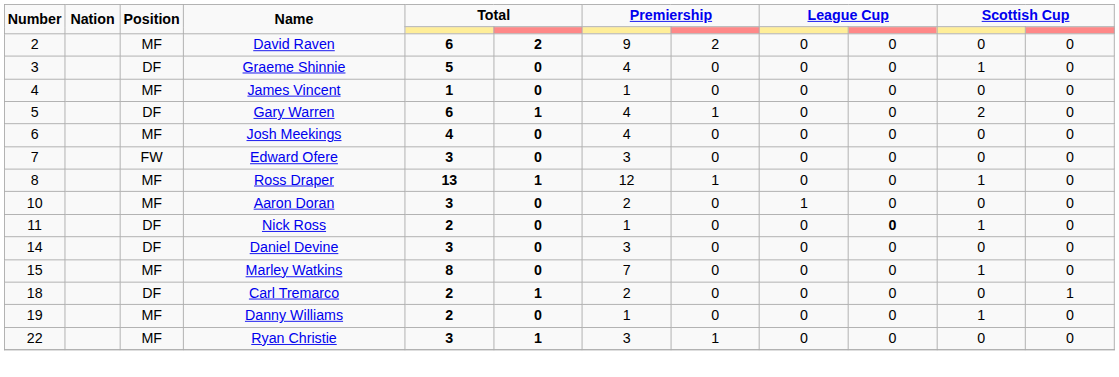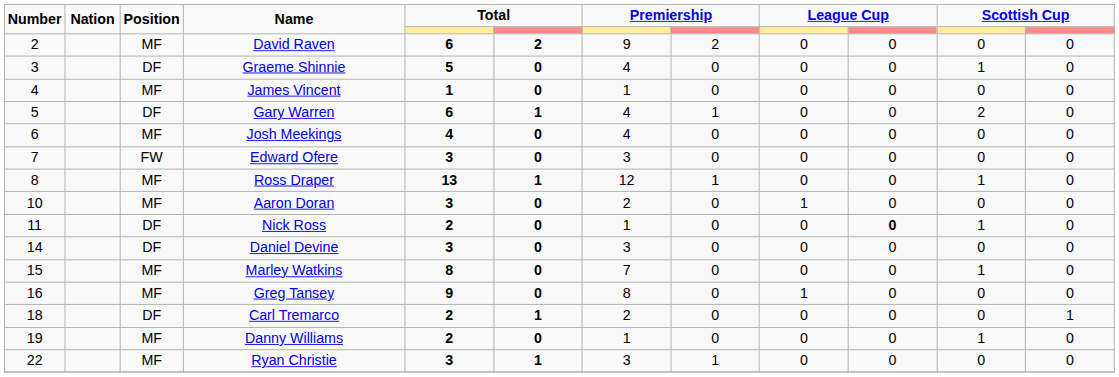+ row: (294, 293)
